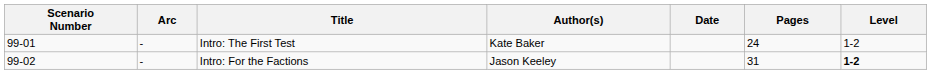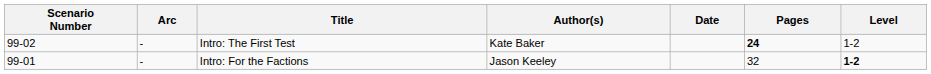(21, 43) 99-01 -> (21, 43) 99-02
(753, 43) normal -> (753, 43) bold
(21, 61) 99-02 -> (21, 61) 99-01
(753, 61) 31 -> (753, 61) 32
